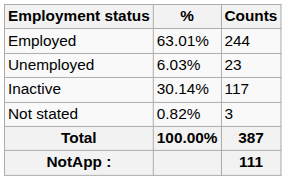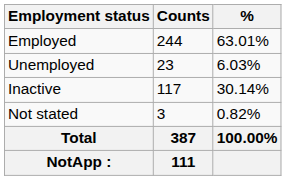columns swapped: (251, 16) <-> (187, 16)
